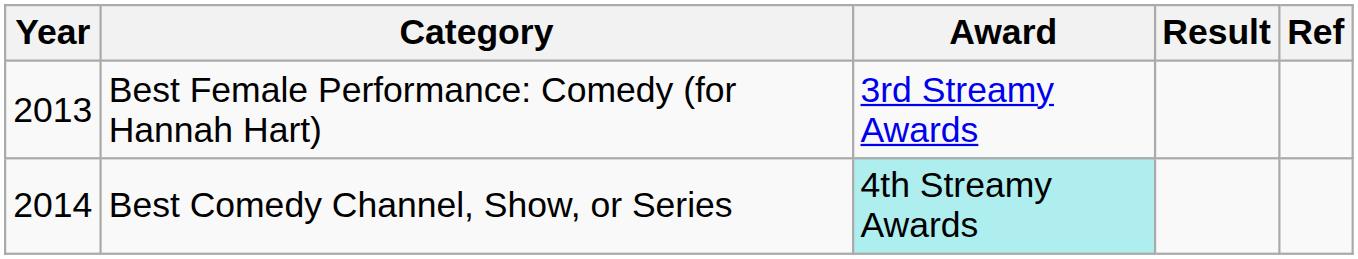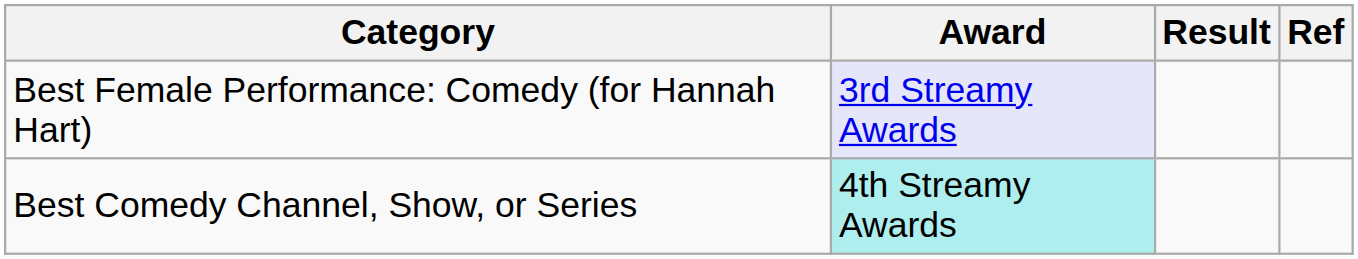- column: (53, 32)
(957, 108) no background -> (936, 108) lavender background
